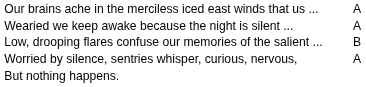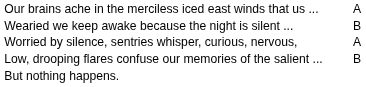(357, 25) A -> (357, 25) B
rows swapped: (163, 42) <-> (151, 59)
